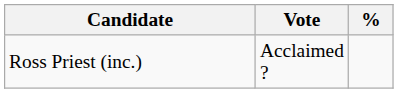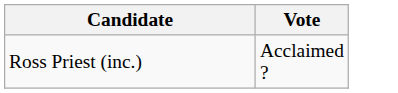- column: (371, 19)
